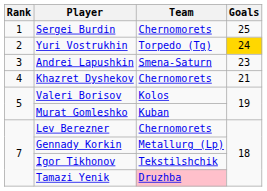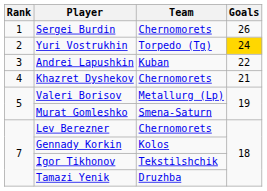(244, 29) 25 -> (244, 29) 26
(175, 62) Smena-Saturn -> (154, 62) Kuban
(244, 62) 23 -> (244, 62) 22
(154, 95) Kolos -> (181, 95) Metallurg (Lp)
(154, 112) Kuban -> (175, 112) Smena-Saturn
(181, 145) Metallurg (Lp) -> (154, 145) Kolos
(160, 178) pink background -> (160, 178) no background
